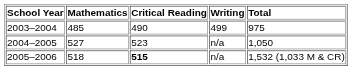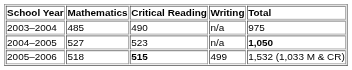(219, 27) 499 -> (217, 27) n/a
(261, 42) normal -> (261, 42) bold
(217, 57) n/a -> (219, 57) 499
